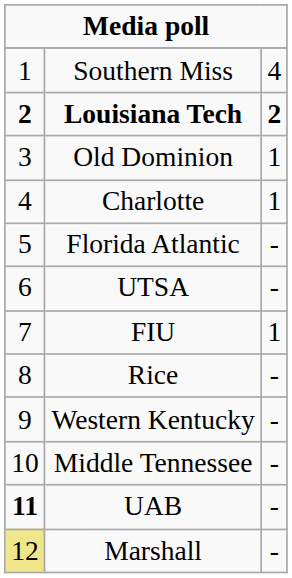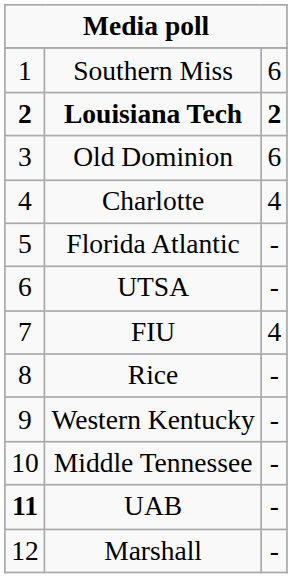(274, 69) 4 -> (274, 69) 6
(274, 157) 1 -> (274, 157) 6
(274, 200) 1 -> (274, 200) 4
(274, 331) 1 -> (274, 331) 4
(25, 550) khaki background -> (25, 550) no background
